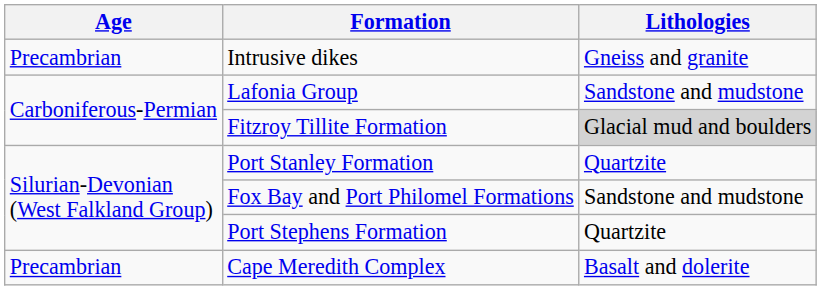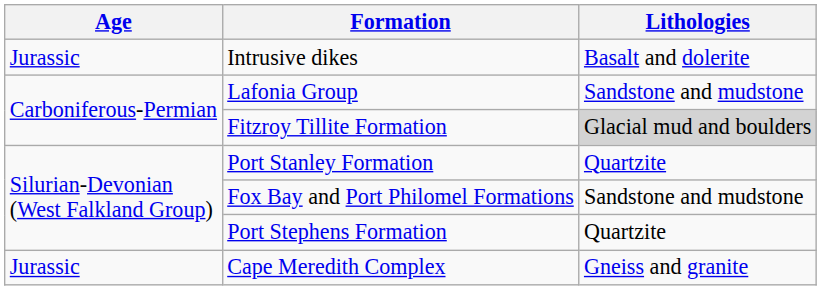(66, 57) Precambrian -> (45, 57) Jurassic
(666, 57) Gneiss and granite -> (667, 57) Basalt and dolerite
(66, 267) Precambrian -> (45, 267) Jurassic
(667, 267) Basalt and dolerite -> (666, 267) Gneiss and granite
